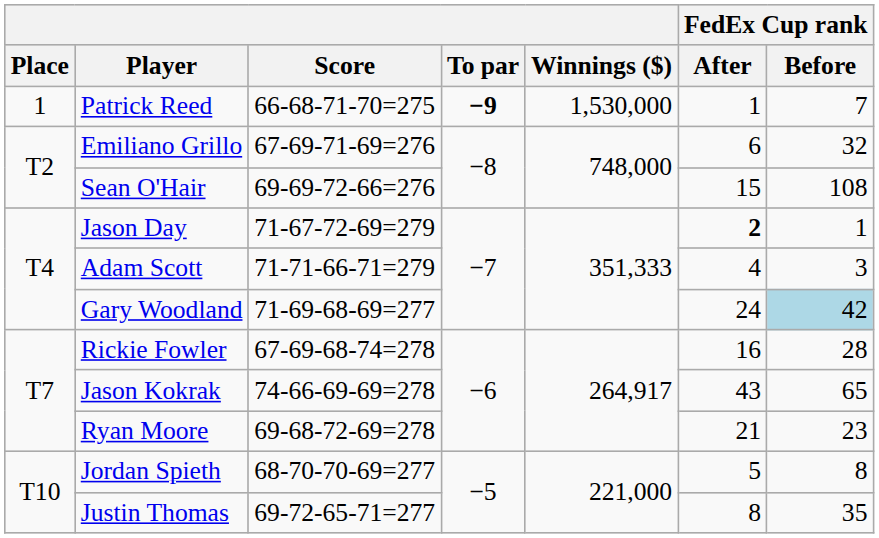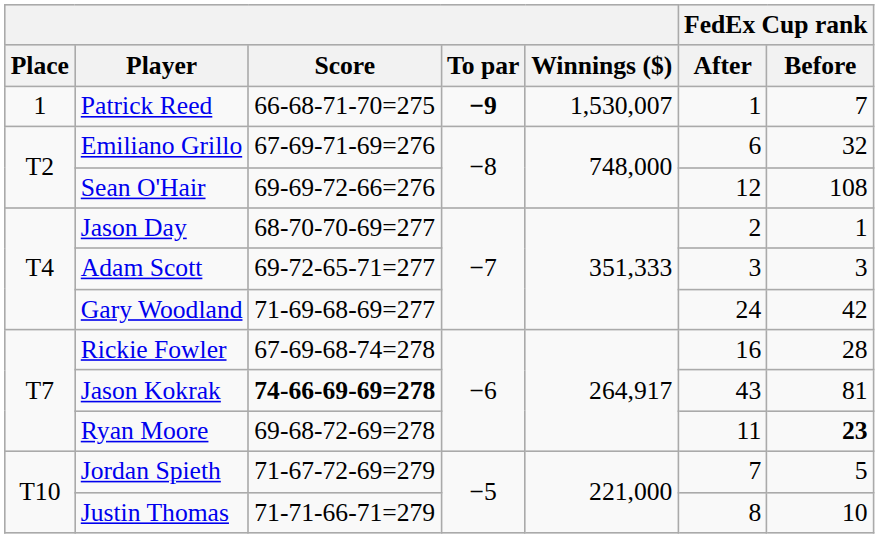(621, 106) 1,530,000 -> (621, 106) 1,530,007
(748, 187) 15 -> (748, 187) 12
(345, 227) 71-67-72-69=279 -> (345, 227) 68-70-70-69=277
(755, 227) bold -> (755, 227) normal
(345, 268) 71-71-66-71=279 -> (345, 268) 69-72-65-71=277
(755, 268) 4 -> (755, 268) 3
(855, 308) lightblue background -> (855, 308) no background
(345, 390) normal -> (345, 390) bold
(855, 390) 65 -> (855, 390) 81
(748, 430) 21 -> (749, 430) 11
(855, 430) normal -> (855, 430) bold
(345, 471) 68-70-70-69=277 -> (345, 471) 71-67-72-69=279
(755, 471) 5 -> (755, 471) 7
(861, 471) 8 -> (861, 471) 5
(345, 512) 69-72-65-71=277 -> (345, 512) 71-71-66-71=279
(855, 512) 35 -> (855, 512) 10
